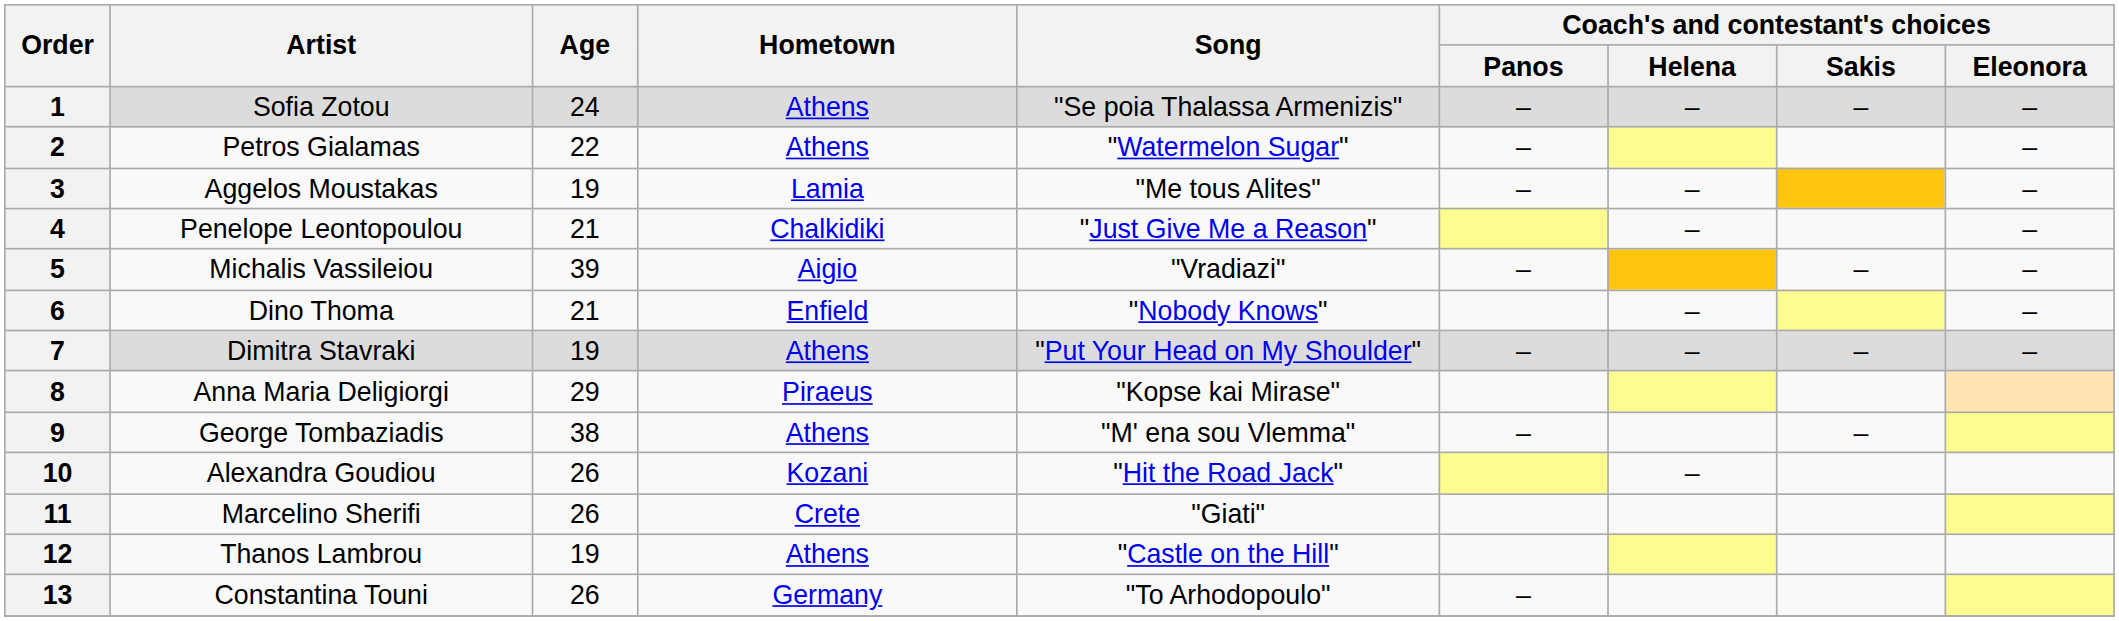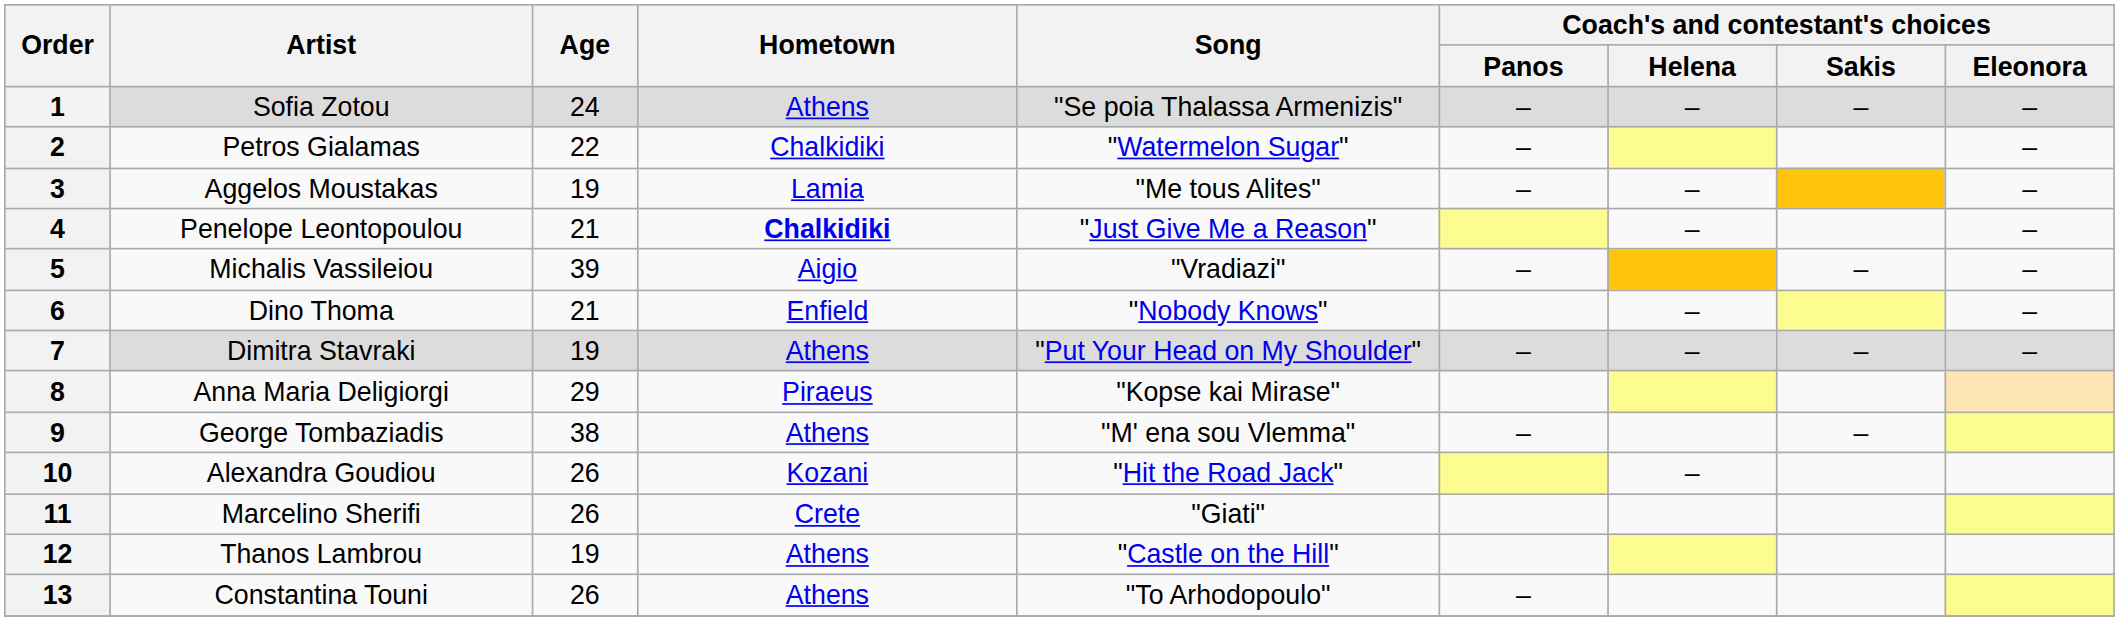(827, 147) Athens -> (827, 147) Chalkidiki
(827, 229) normal -> (827, 229) bold
(827, 595) Germany -> (827, 595) Athens
